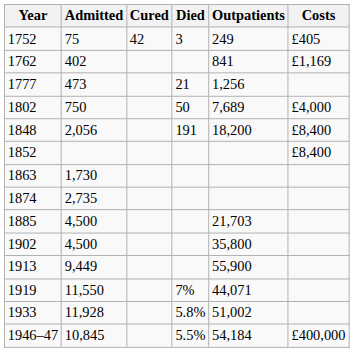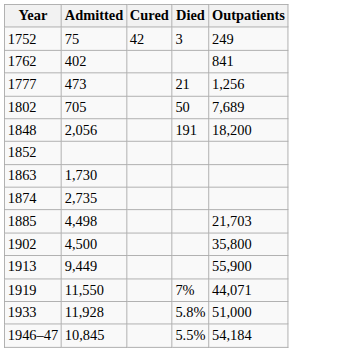- column: (319, 15)
(76, 107) 750 -> (76, 107) 705
(81, 221) 4,500 -> (81, 221) 4,498
(232, 312) 51,002 -> (232, 312) 51,000
